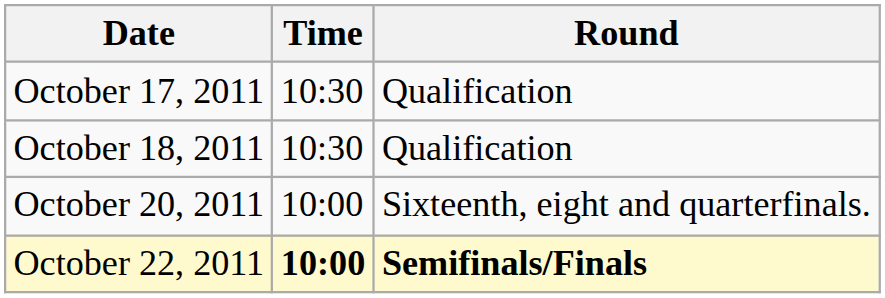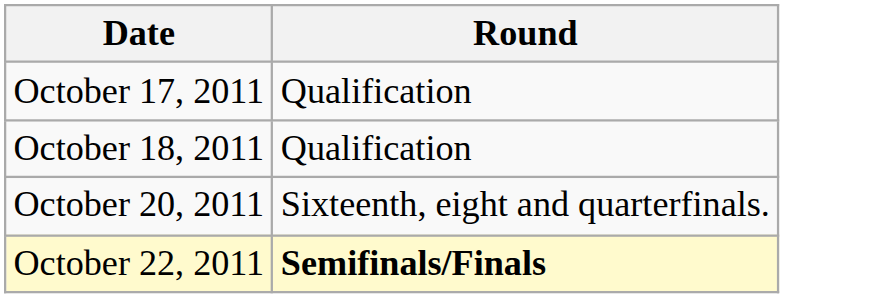- column: (323, 33)
